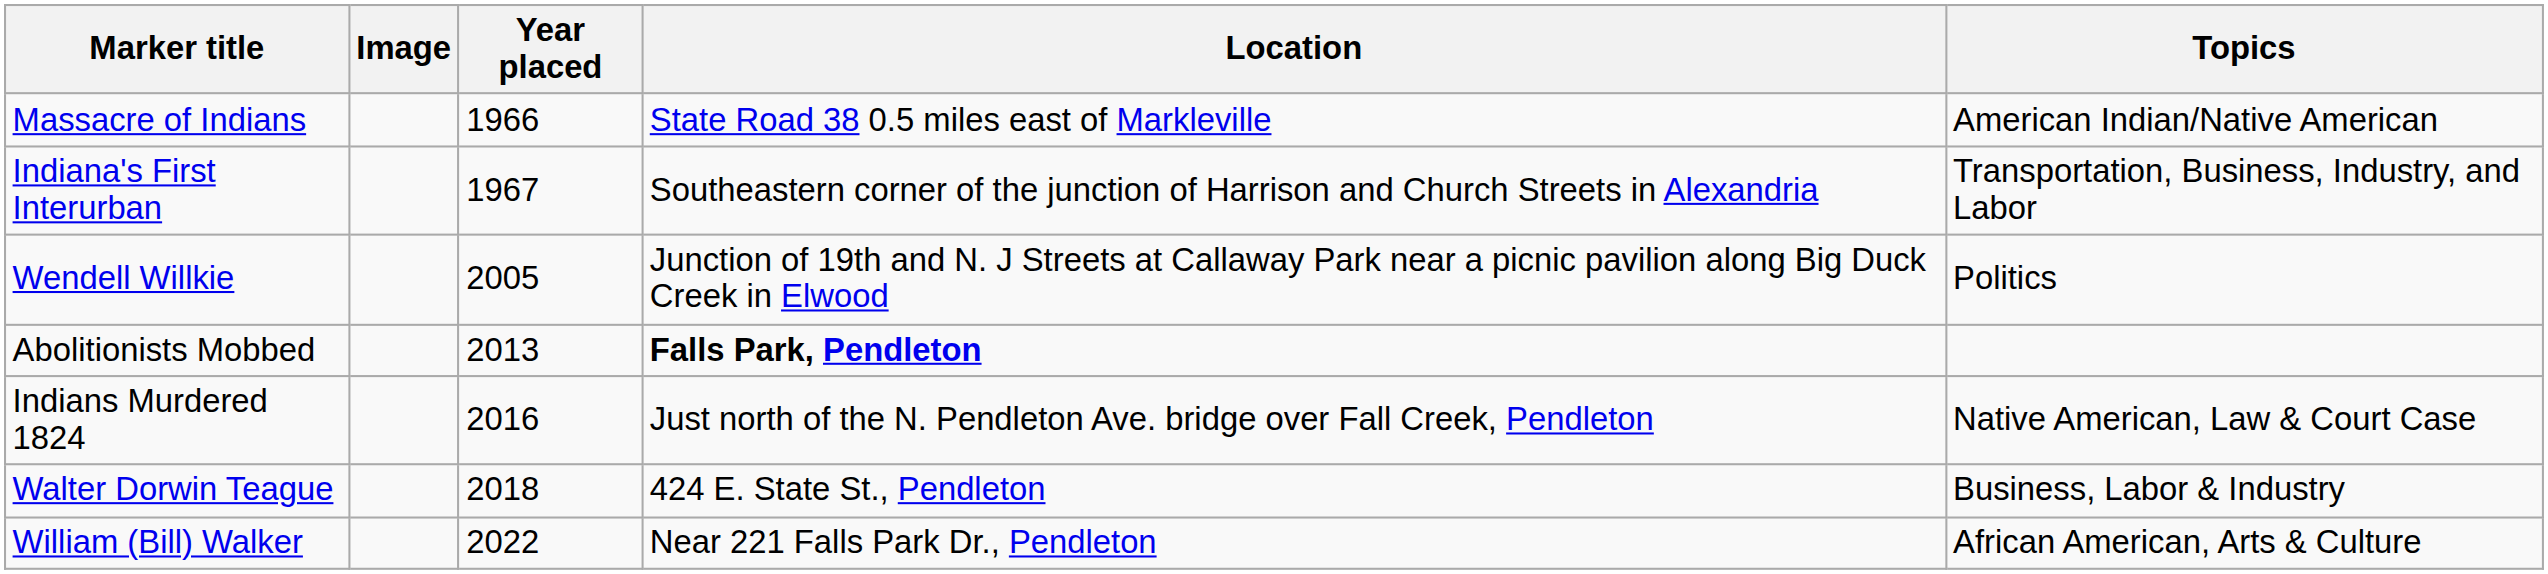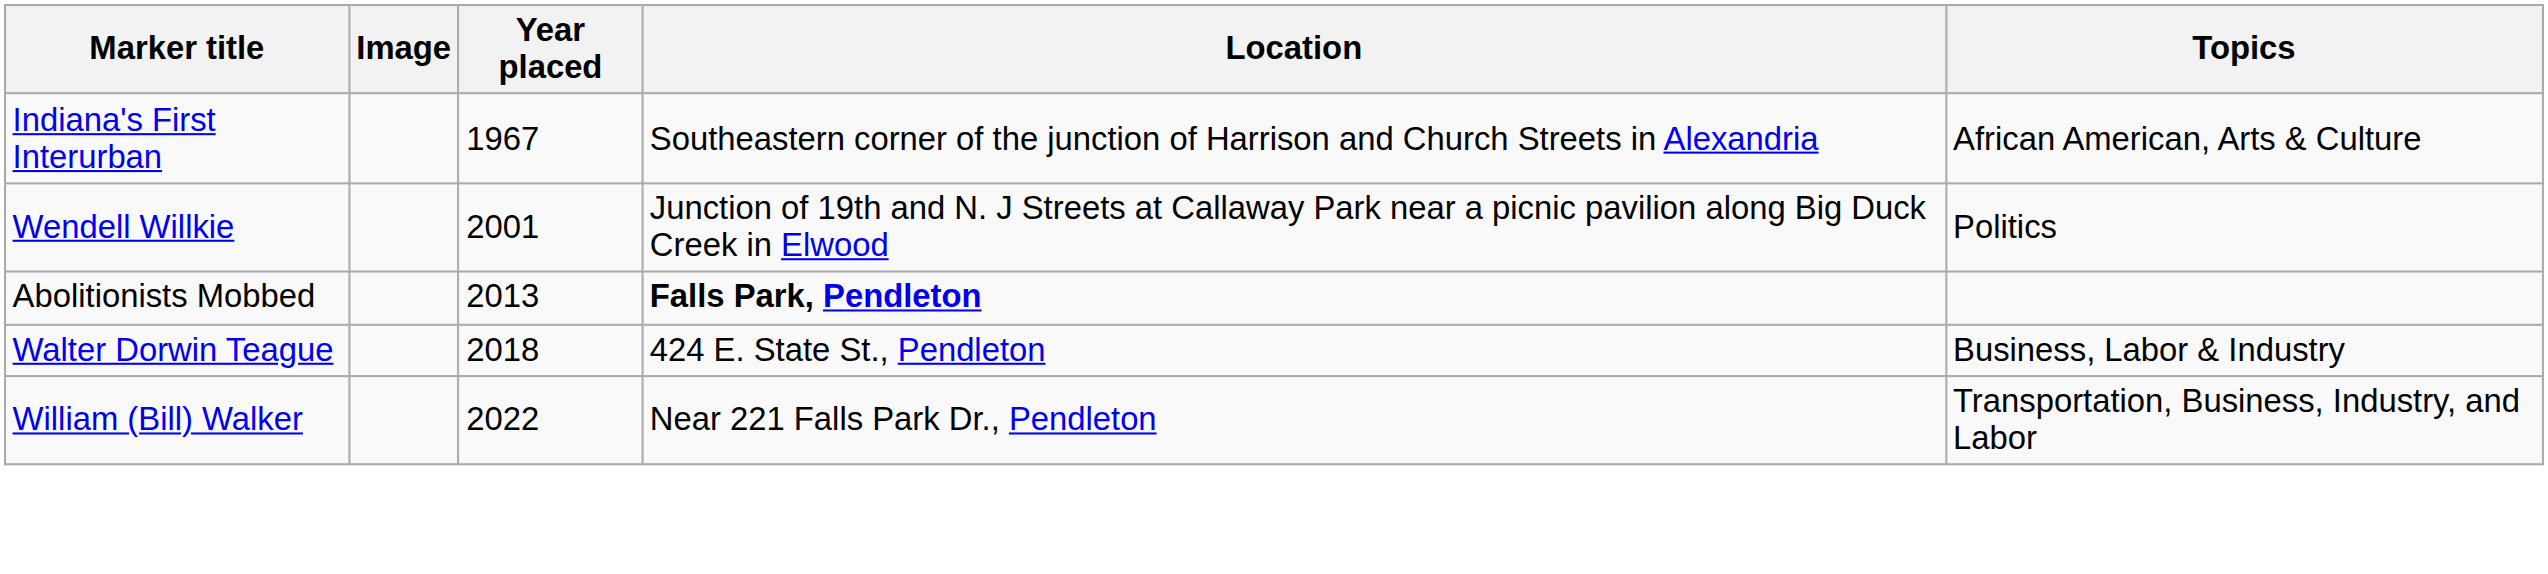- row: (159, 119)
(2237, 189) Transportation, Business, Industry, and Labor -> (2187, 137) African American, Arts & Culture
(503, 278) 2005 -> (503, 226) 2001
- row: (140, 419)
(2187, 542) African American, Arts & Culture -> (2237, 419) Transportation, Business, Industry, and Labor
